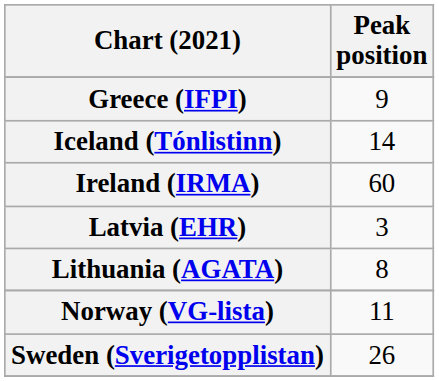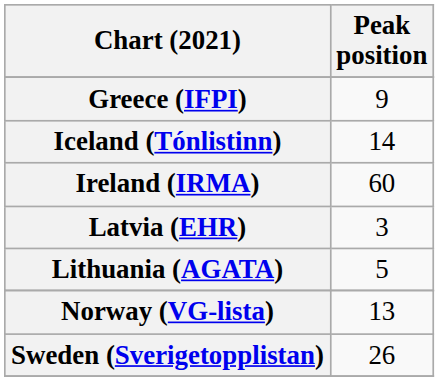(382, 269) 8 -> (382, 269) 5
(382, 311) 11 -> (382, 311) 13
